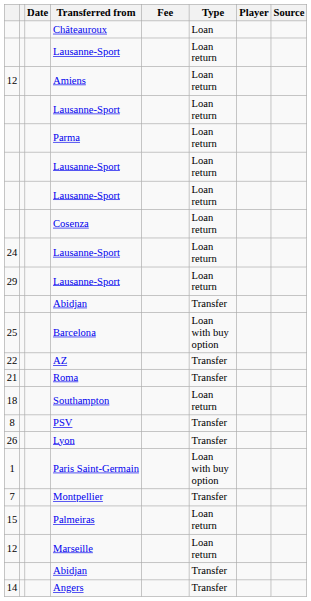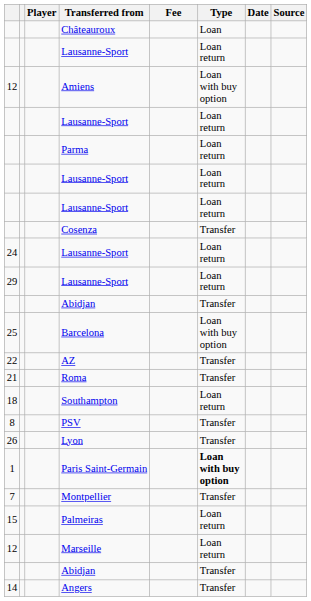columns swapped: (254, 12) <-> (38, 12)
(204, 80) Loan return -> (218, 86) Loan with buy option
(204, 224) Loan return -> (218, 230) Transfer
(210, 468) normal -> (220, 468) bold
